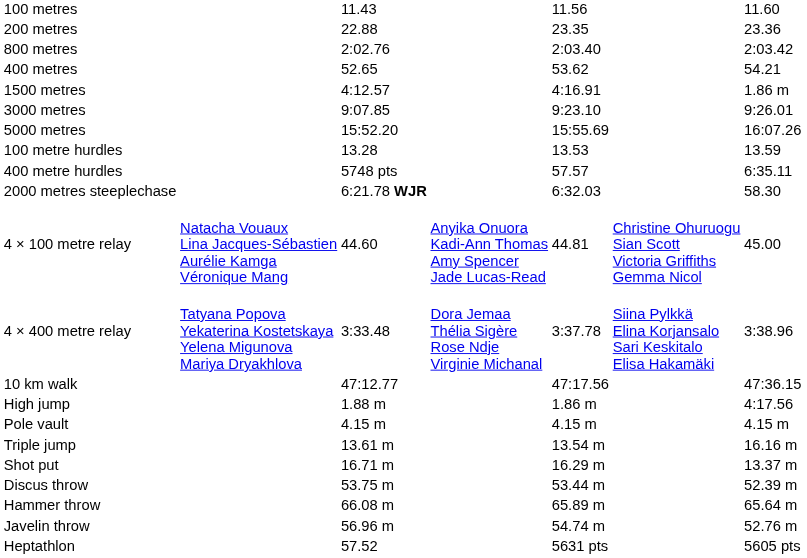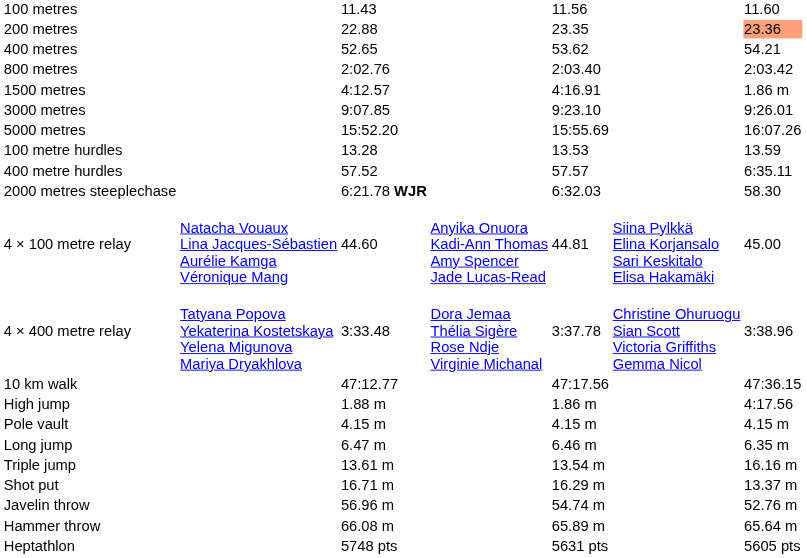(762, 29) no background -> (762, 29) lightsalmon background
rows swapped: (41, 69) <-> (41, 49)
(369, 171) 5748 pts -> (359, 171) 57.52
(677, 252) Christine Ohuruogu Sian Scott Victoria Griffiths Gemma Nicol -> (666, 252) Siina Pylkkä Elina Korjansalo Sari Keskitalo Elisa Hakamäki
(666, 339) Siina Pylkkä Elina Korjansalo Sari Keskitalo Elisa Hakamäki -> (677, 339) Christine Ohuruogu Sian Scott Victoria Griffiths Gemma Nicol
+ row: (38, 445)
- row: (46, 485)
rows swapped: (52, 505) <-> (47, 526)
(359, 546) 57.52 -> (369, 546) 5748 pts
